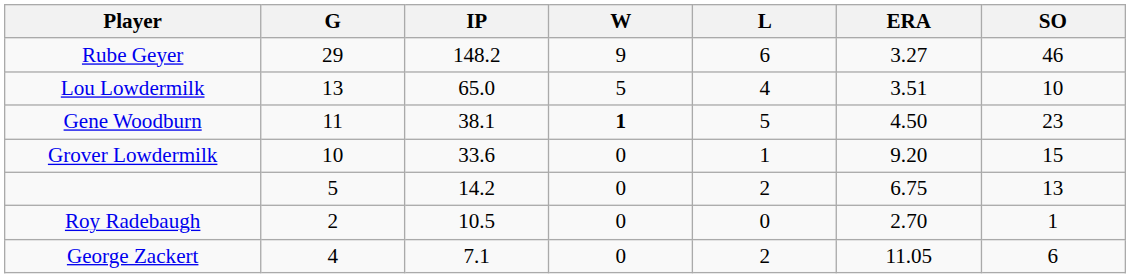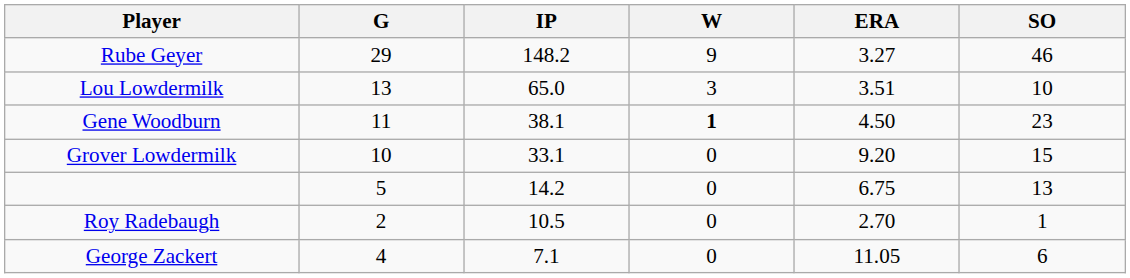- column: (765, 21)
(621, 88) 5 -> (712, 88) 3
(477, 155) 33.6 -> (546, 155) 33.1
